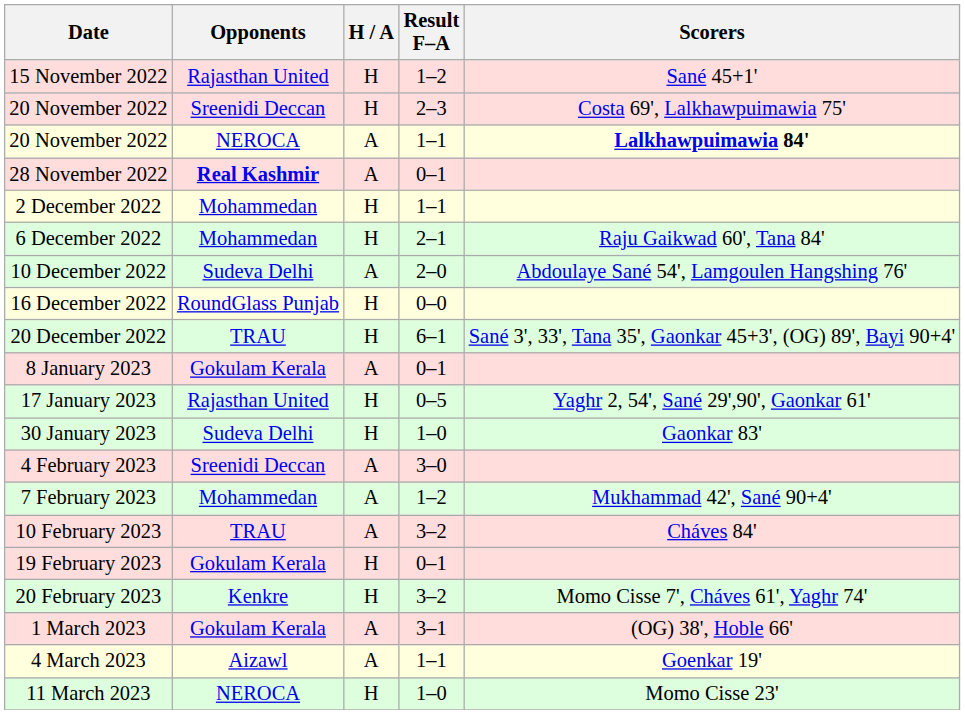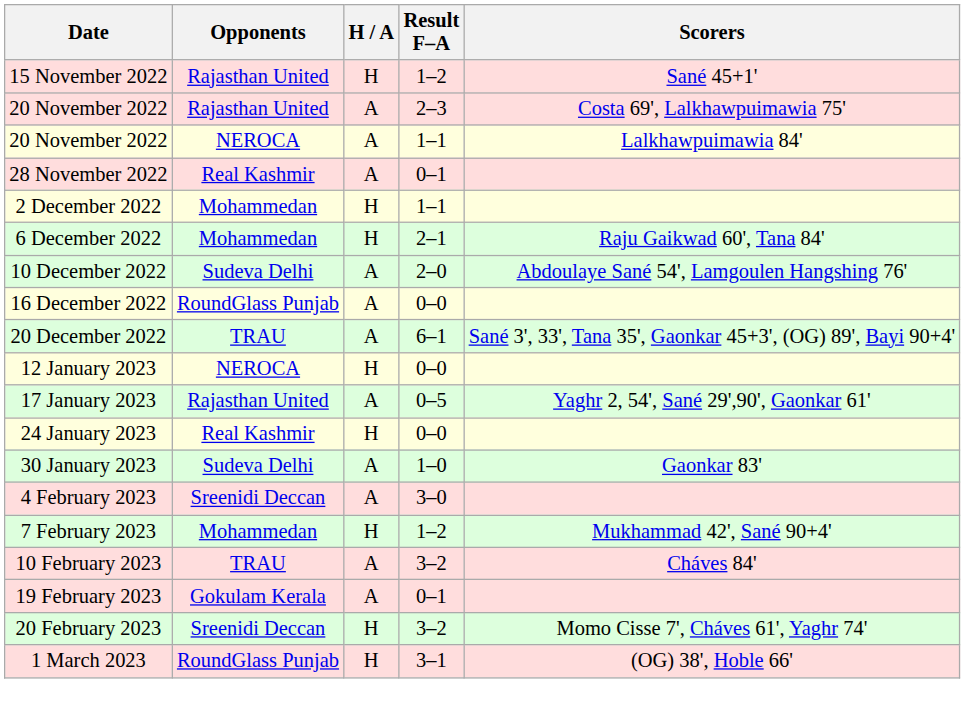(258, 108) Sreenidi Deccan -> (258, 108) Rajasthan United
(371, 108) H -> (371, 108) A
(712, 141) bold -> (712, 141) normal
(258, 173) bold -> (258, 173) normal
(371, 303) H -> (371, 303) A
(371, 336) H -> (371, 336) A
- row: (88, 368)
+ row: (88, 368)
(371, 401) H -> (371, 401) A
+ row: (88, 433)
(371, 433) H -> (371, 466) A
(371, 498) A -> (371, 530) H
(371, 563) H -> (371, 595) A
(258, 595) Kenkre -> (258, 628) Sreenidi Deccan
(258, 628) Gokulam Kerala -> (258, 660) RoundGlass Punjab
(371, 628) A -> (371, 660) H
- row: (88, 660)
- row: (88, 693)
